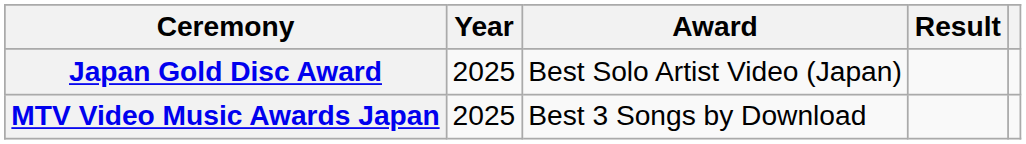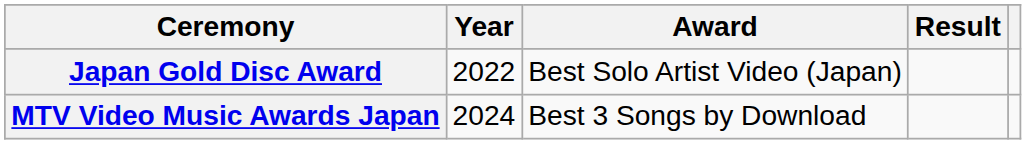(484, 71) 2025 -> (484, 71) 2022
(484, 116) 2025 -> (484, 116) 2024
